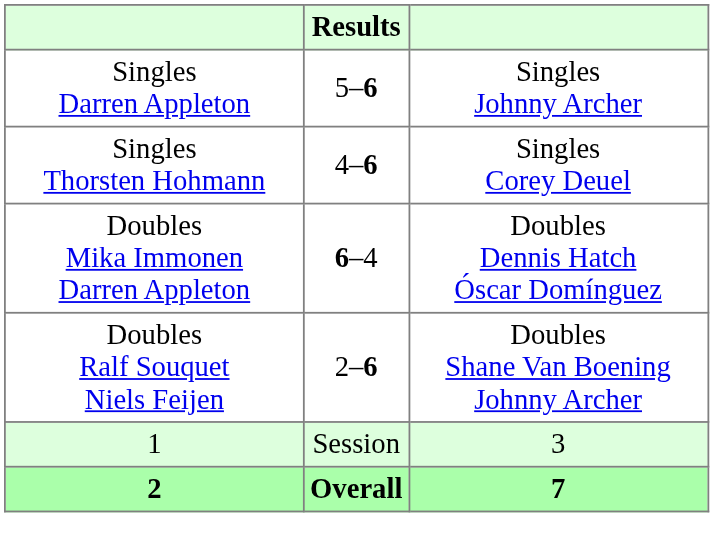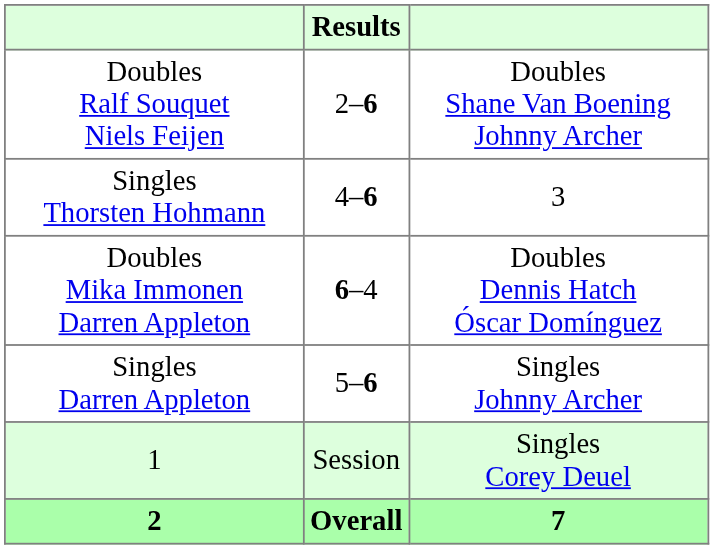rows swapped: (154, 366) <-> (154, 87)
(558, 164) Singles Corey Deuel -> (558, 196) 3
(558, 443) 3 -> (558, 460) Singles Corey Deuel
